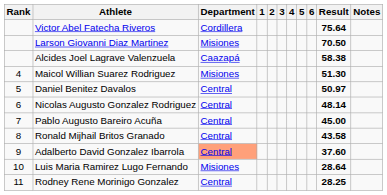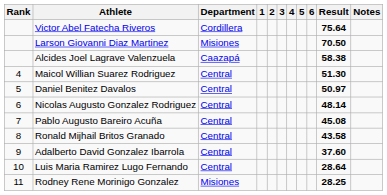(220, 74) Misiones -> (216, 74) Central
(334, 120) 45.00 -> (334, 120) 45.08
(216, 151) lightsalmon background -> (216, 151) no background
(220, 167) Misiones -> (216, 167) Central
(216, 182) Central -> (220, 182) Misiones
